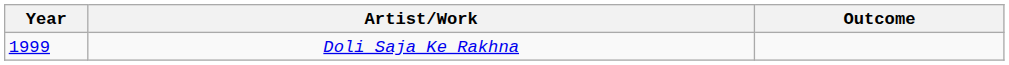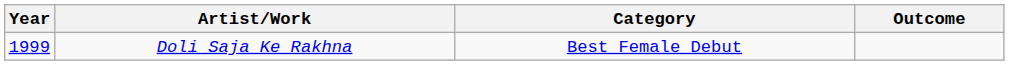+ column: (654, 19)
